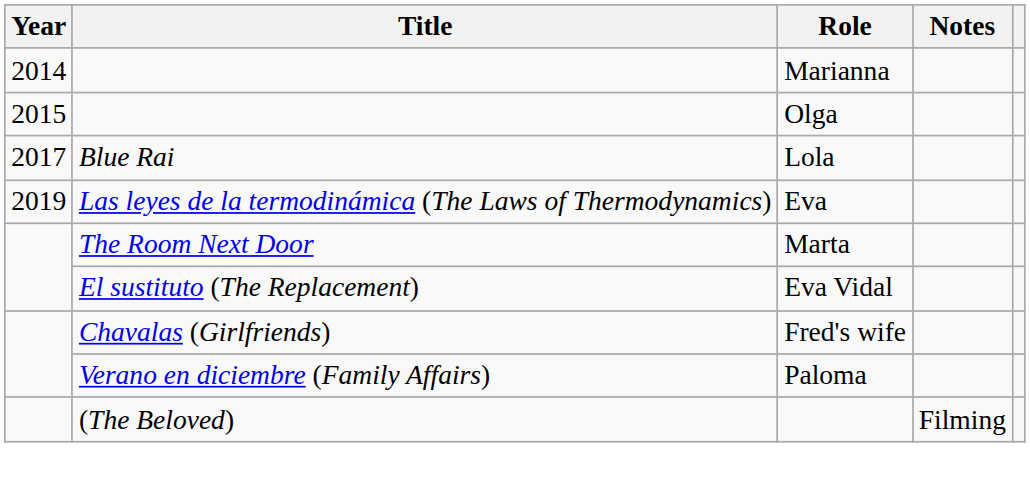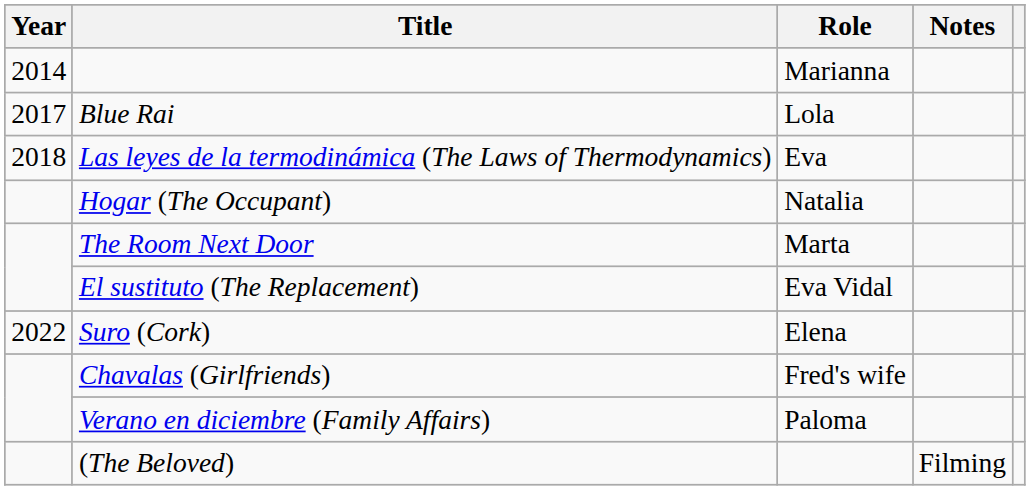- row: (811, 113)
(39, 200) 2019 -> (39, 157) 2018
+ row: (824, 200)
+ row: (815, 331)
